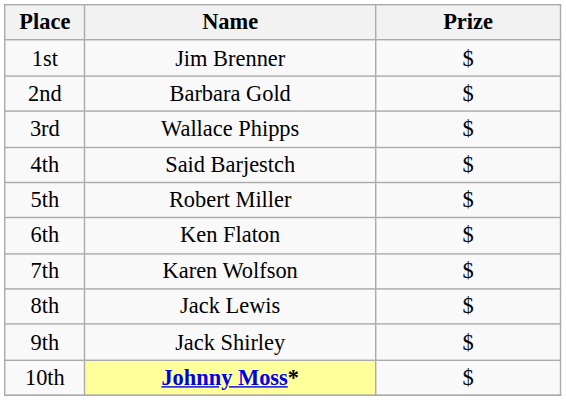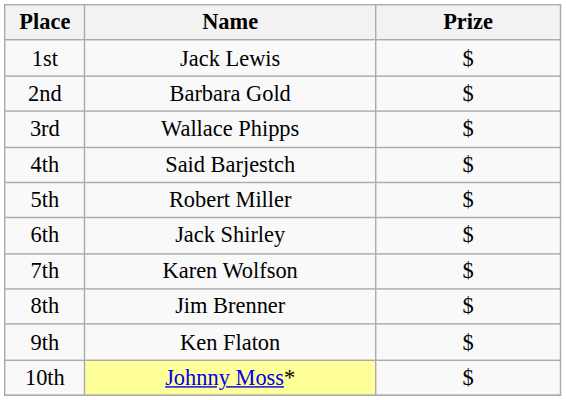(230, 57) Jim Brenner -> (230, 57) Jack Lewis
(230, 235) Ken Flaton -> (230, 235) Jack Shirley
(230, 306) Jack Lewis -> (230, 306) Jim Brenner
(230, 341) Jack Shirley -> (230, 341) Ken Flaton
(230, 377) bold -> (230, 377) normal
